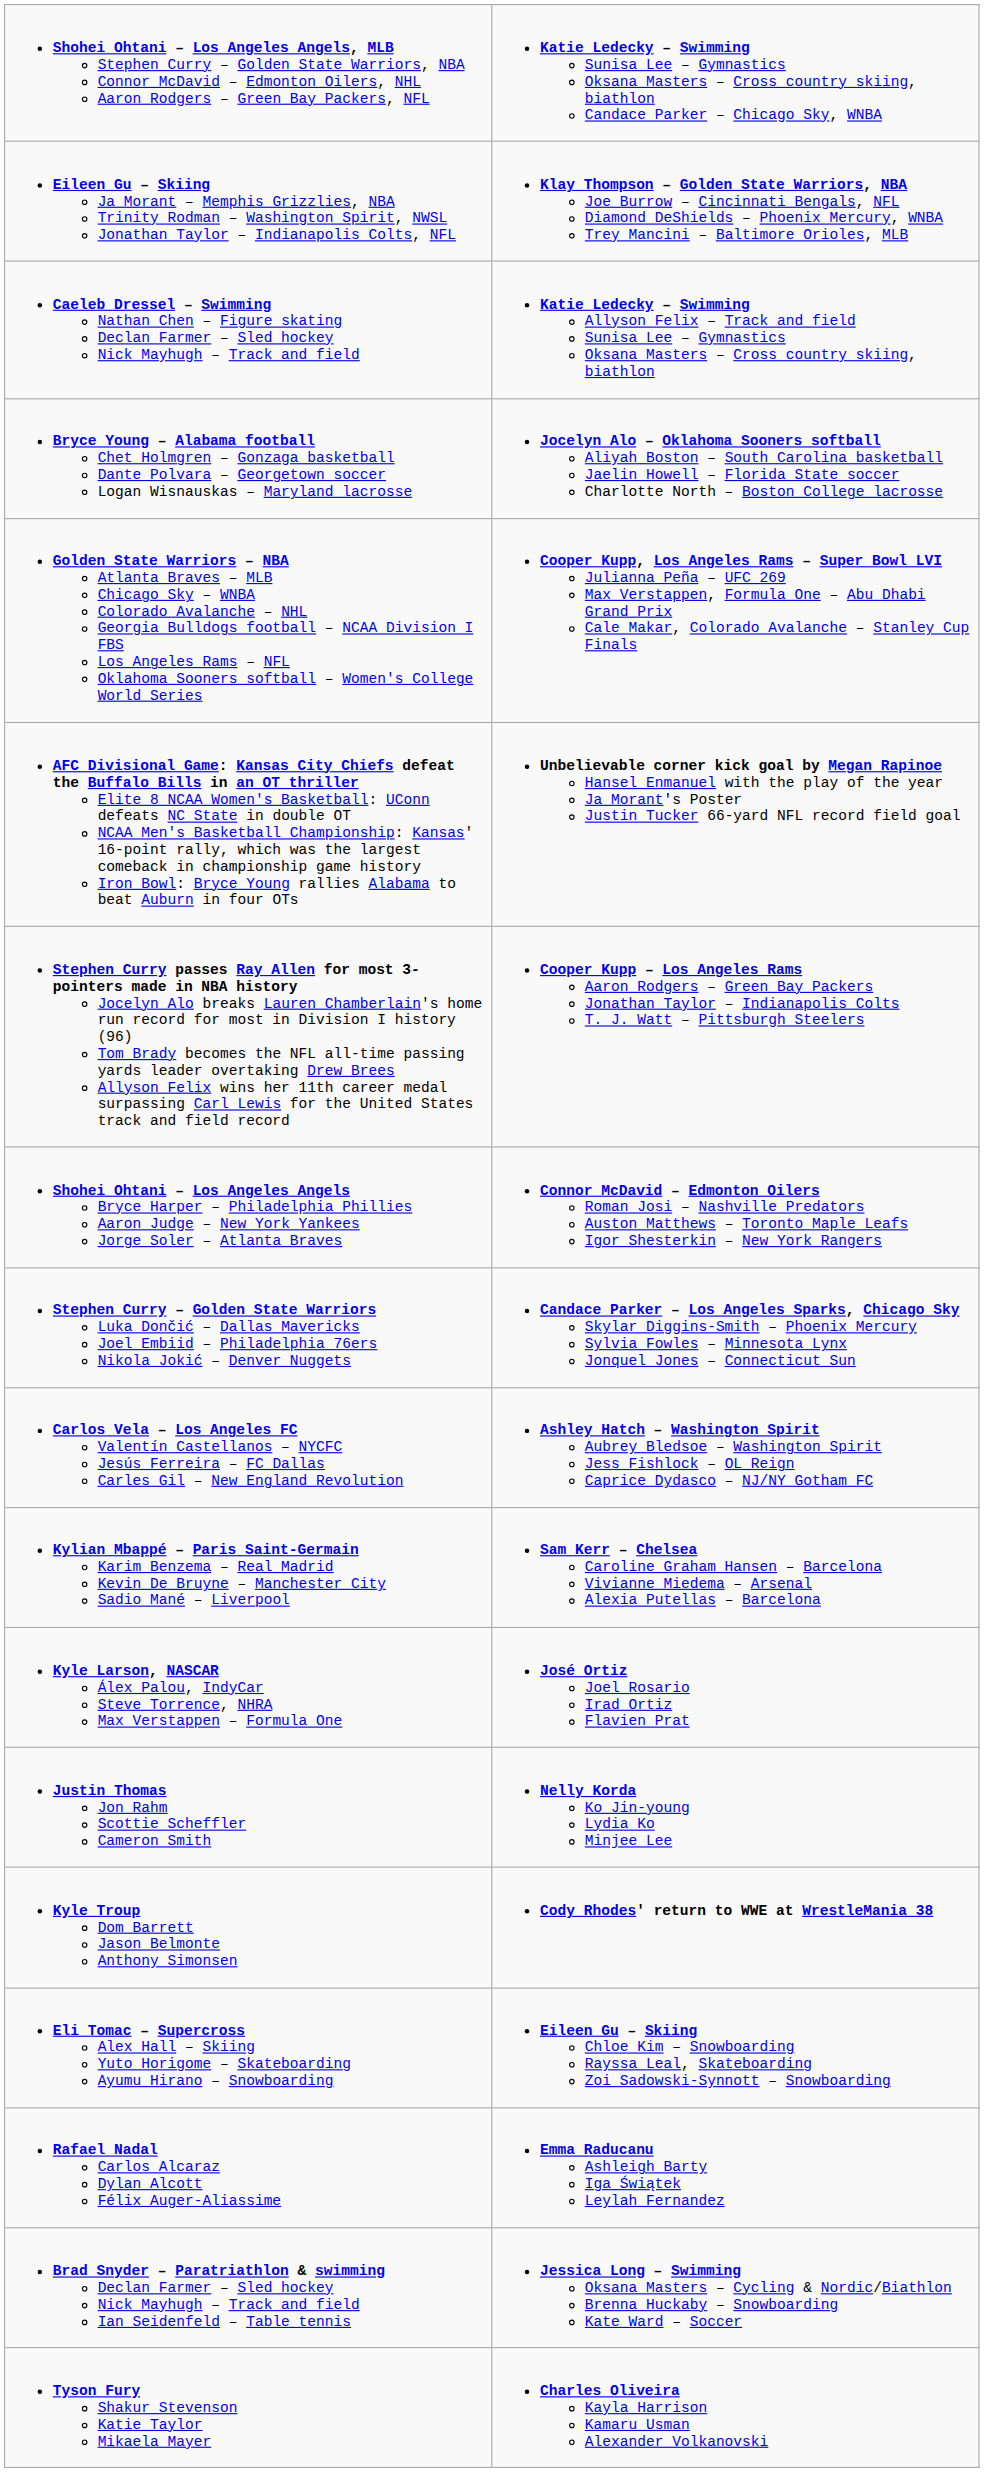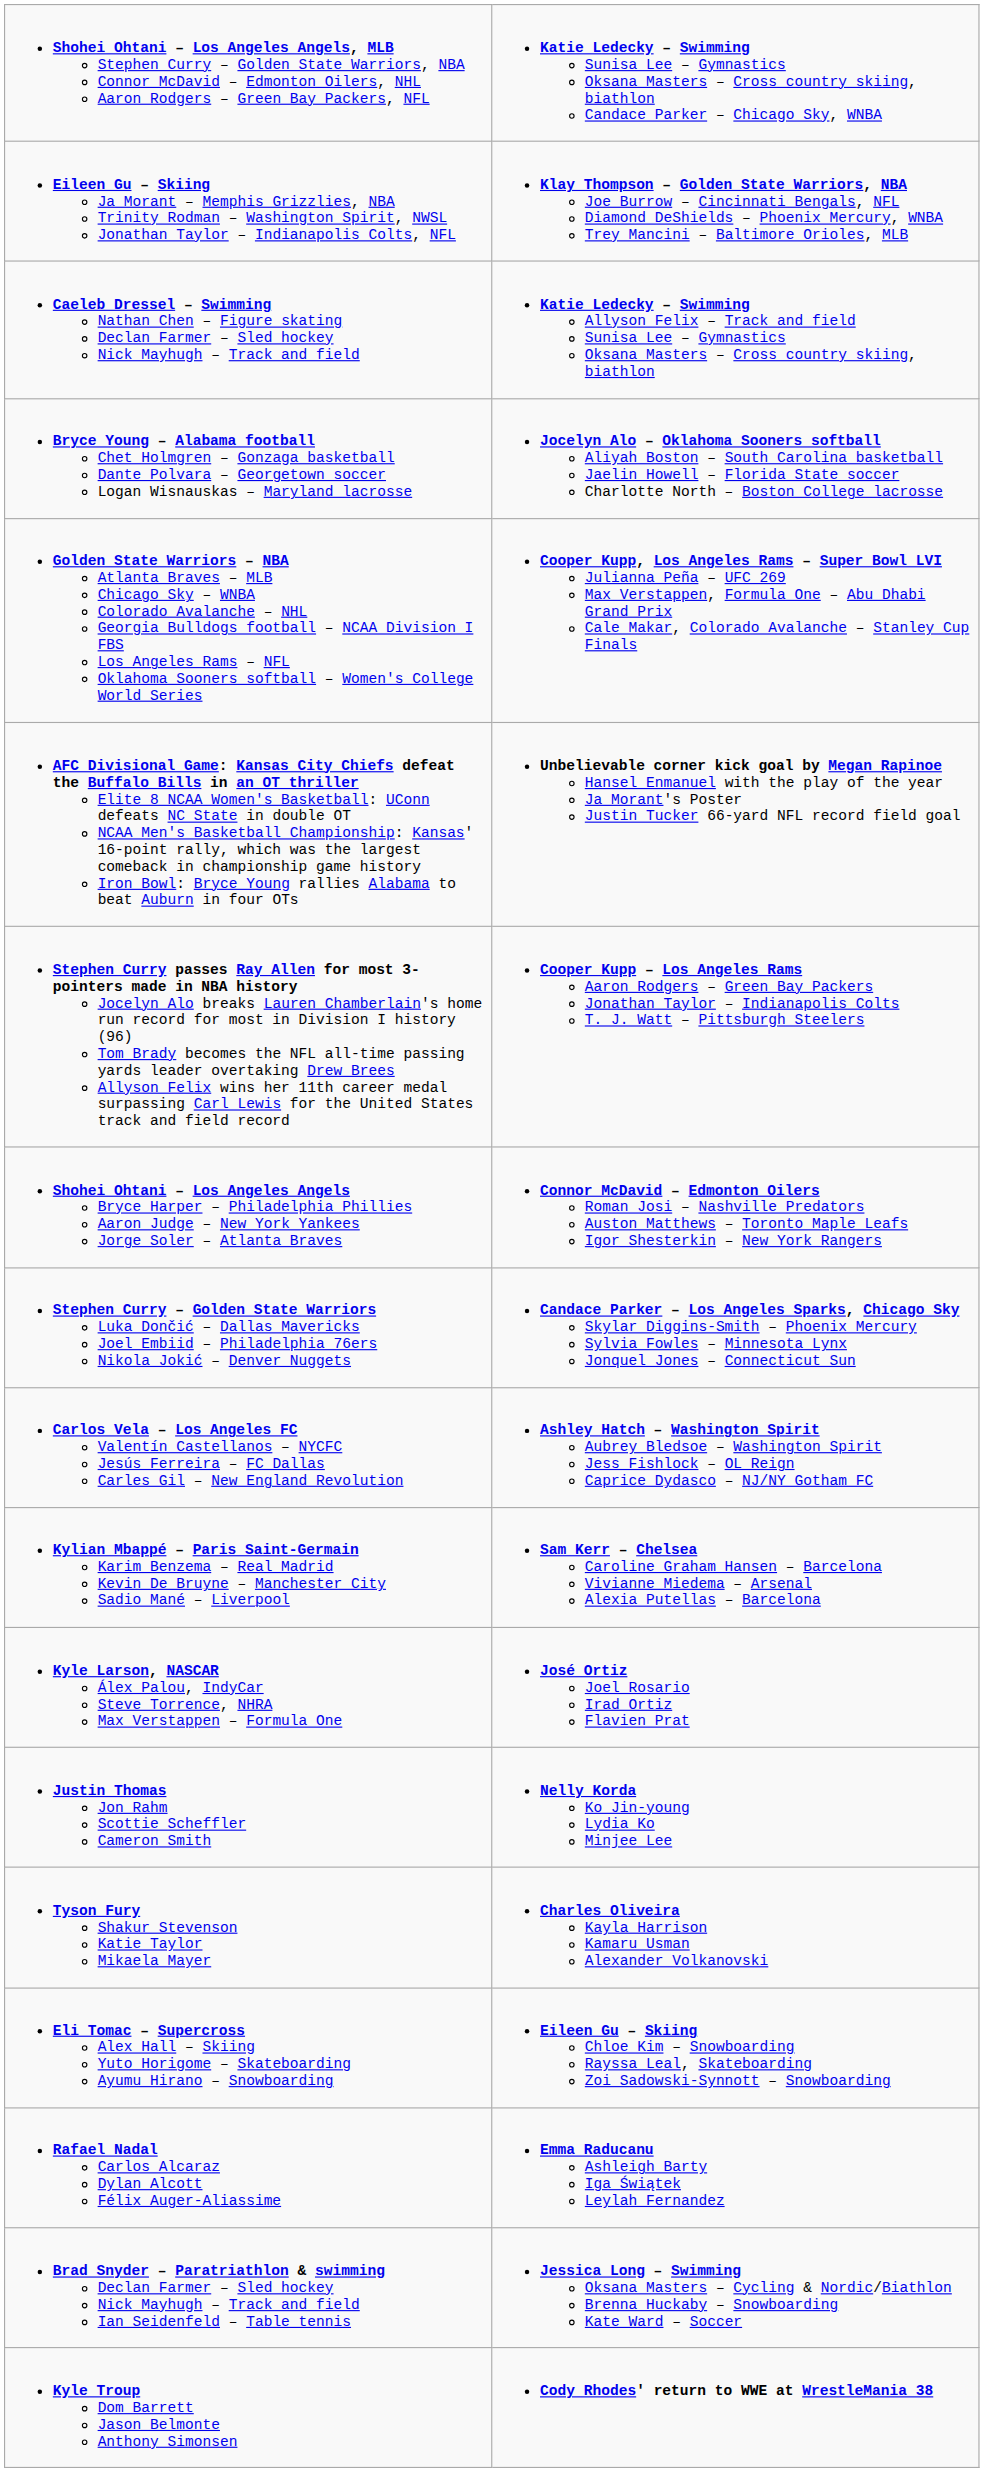rows swapped: (248, 2416) <-> (248, 1936)
